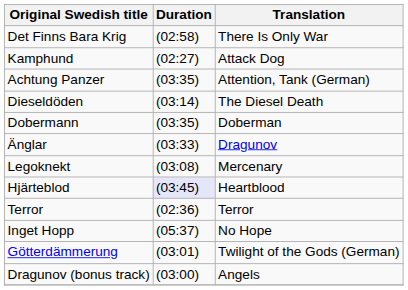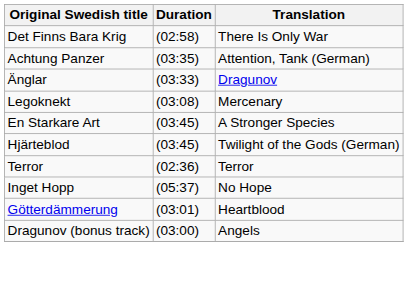- row: (40, 58)
- row: (45, 101)
- row: (43, 123)
+ row: (54, 123)
(177, 187) lavender background -> (177, 144) no background
(251, 187) Heartblood -> (309, 144) Twilight of the Gods (German)
(309, 252) Twilight of the Gods (German) -> (251, 209) Heartblood
